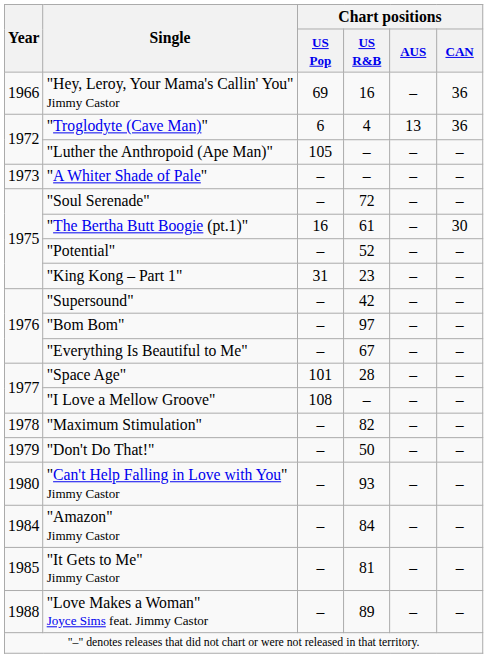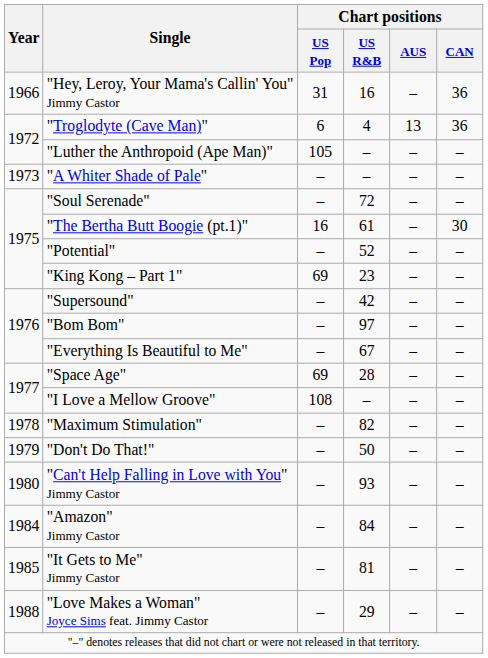(320, 93) 69 -> (320, 93) 31
(320, 276) 31 -> (320, 276) 69
(320, 375) 101 -> (320, 375) 69
(367, 611) 89 -> (367, 611) 29
